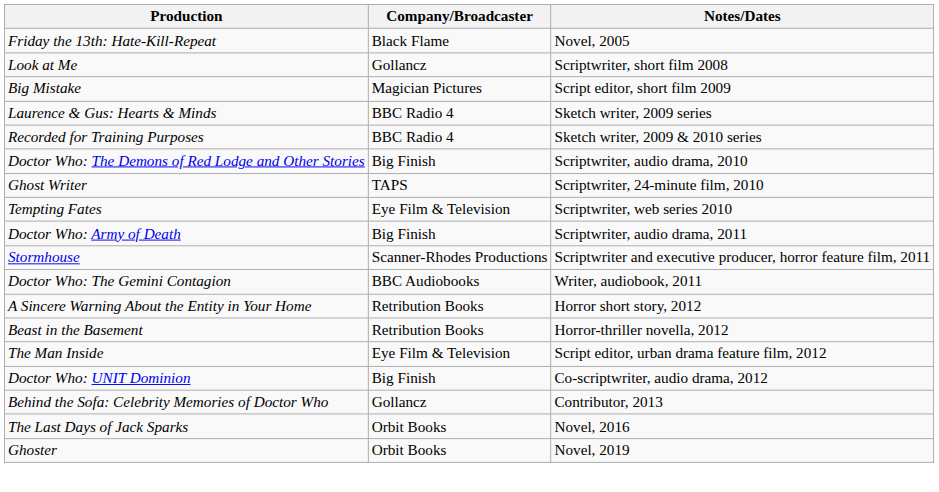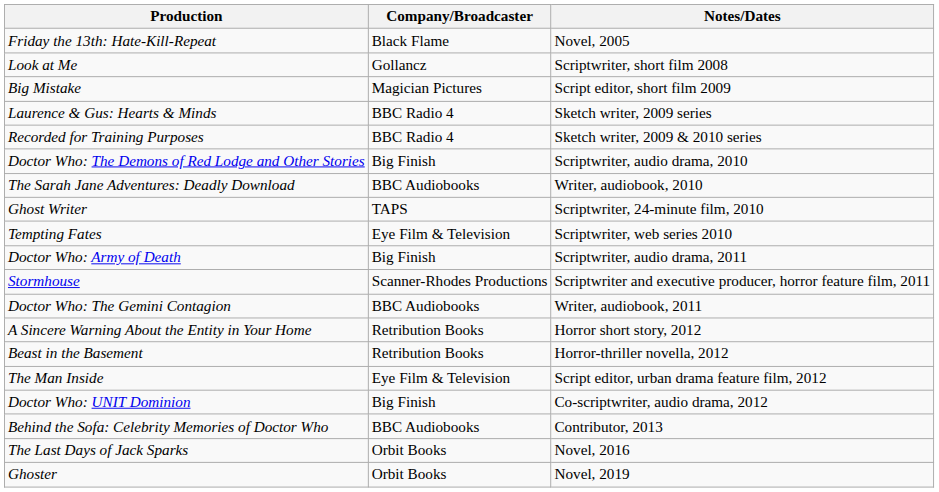+ row: (151, 185)
(399, 402) Gollancz -> (426, 426) BBC Audiobooks
